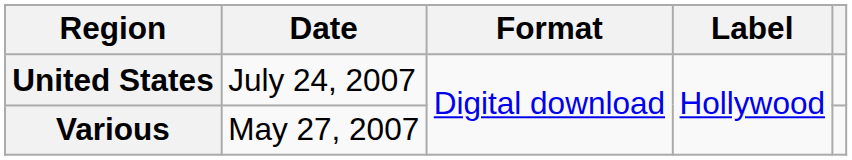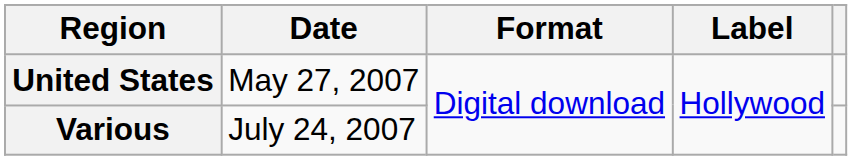(322, 79) July 24, 2007 -> (324, 79) May 27, 2007
(324, 129) May 27, 2007 -> (322, 129) July 24, 2007
